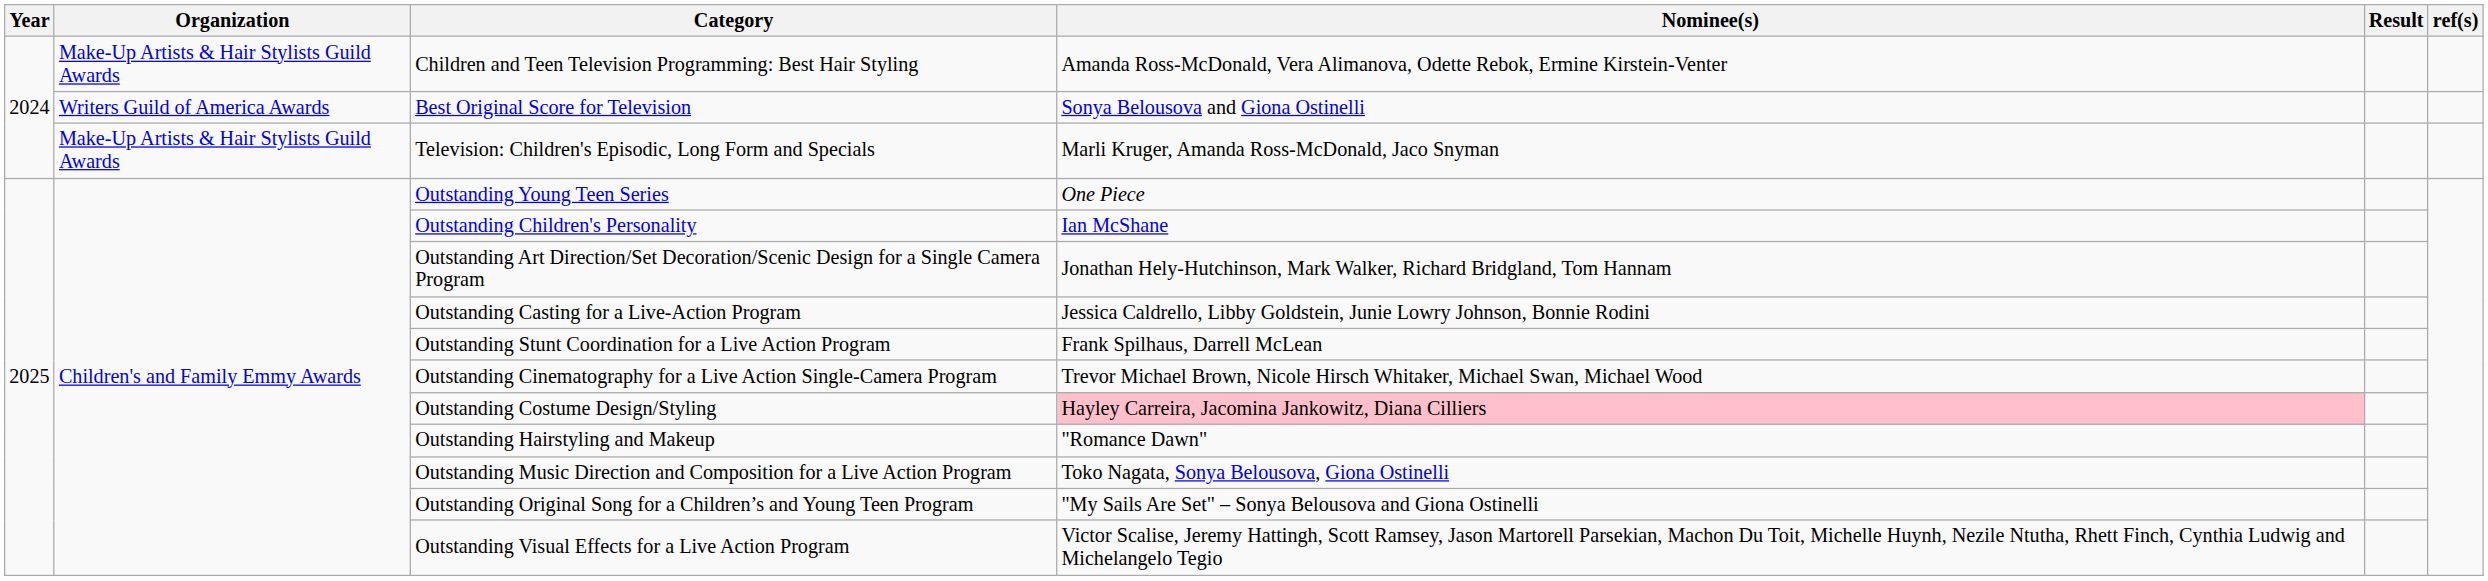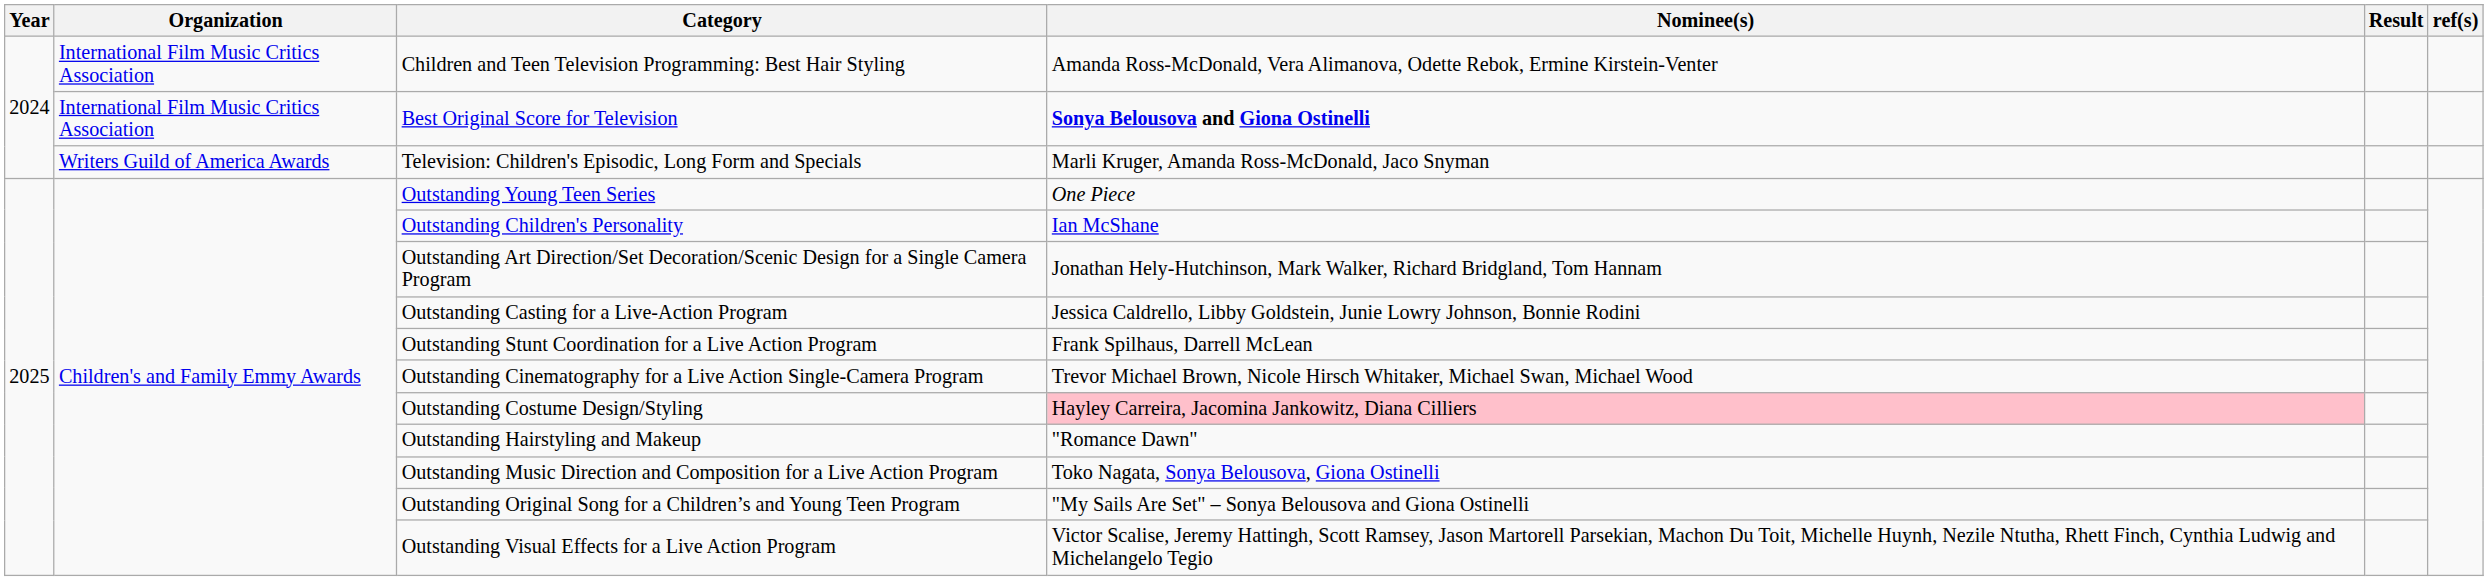(215, 63) Make-Up Artists & Hair Stylists Guild Awards -> (189, 63) International Film Music Critics Association
(194, 107) Writers Guild of America Awards -> (189, 118) International Film Music Critics Association
(1213, 107) normal -> (1211, 118) bold
(215, 150) Make-Up Artists & Hair Stylists Guild Awards -> (194, 161) Writers Guild of America Awards
